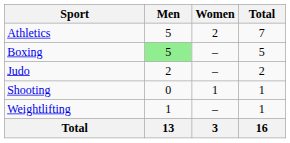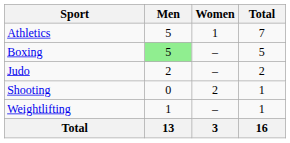(215, 33) 2 -> (215, 33) 1
(215, 90) 1 -> (215, 90) 2
